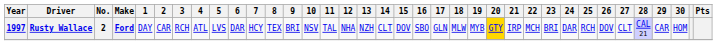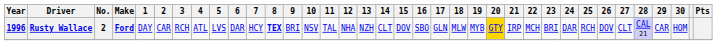(16, 28) 1997 -> (16, 28) 1996
(274, 28) normal -> (274, 28) bold
